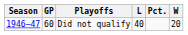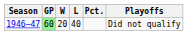columns swapped: (176, 11) <-> (94, 11)
(49, 24) no background -> (49, 24) lightgreen background
